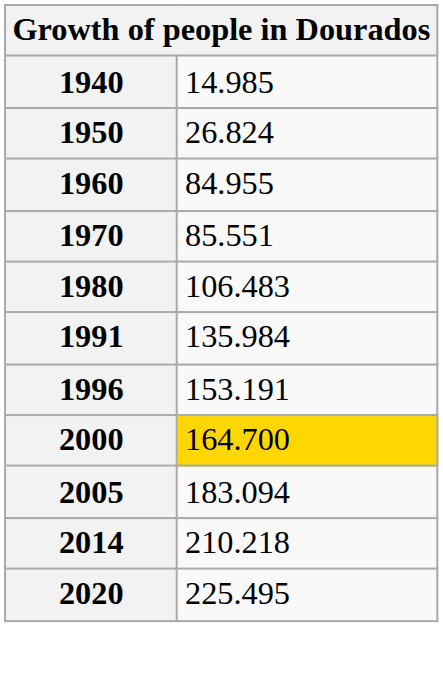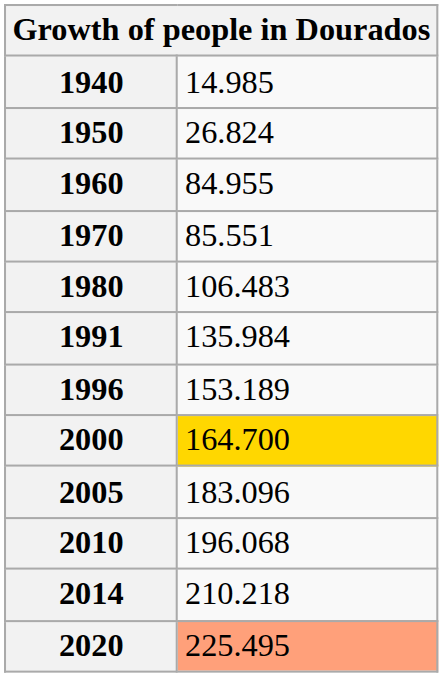(237, 388) 153.191 -> (237, 388) 153.189
(237, 491) 183.094 -> (237, 491) 183.096
+ row: (91, 542)
(237, 593) no background -> (237, 645) lightsalmon background
